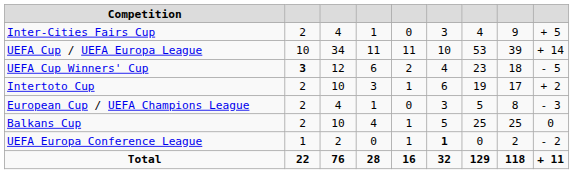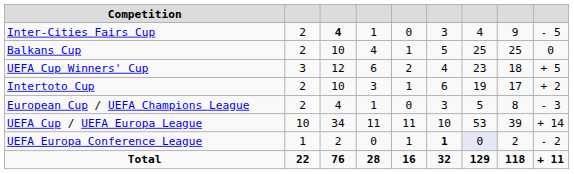(338, 32) normal -> (338, 32) bold
(551, 32) + 5 -> (551, 32) - 5
rows swapped: (44, 123) <-> (105, 50)
(303, 68) bold -> (303, 68) normal
(551, 68) - 5 -> (551, 68) + 5
(480, 141) no background -> (480, 141) lavender background
